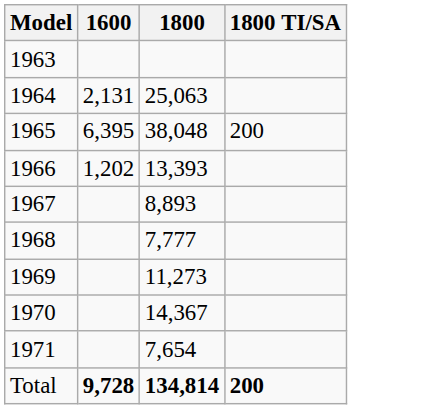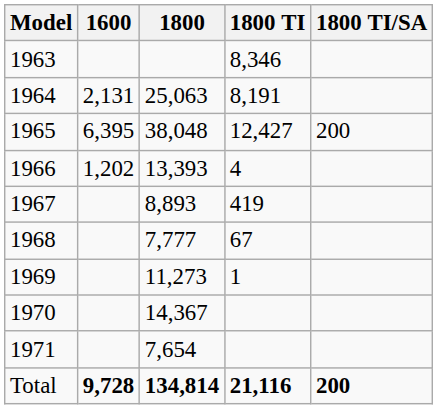+ column: (268, 22)
